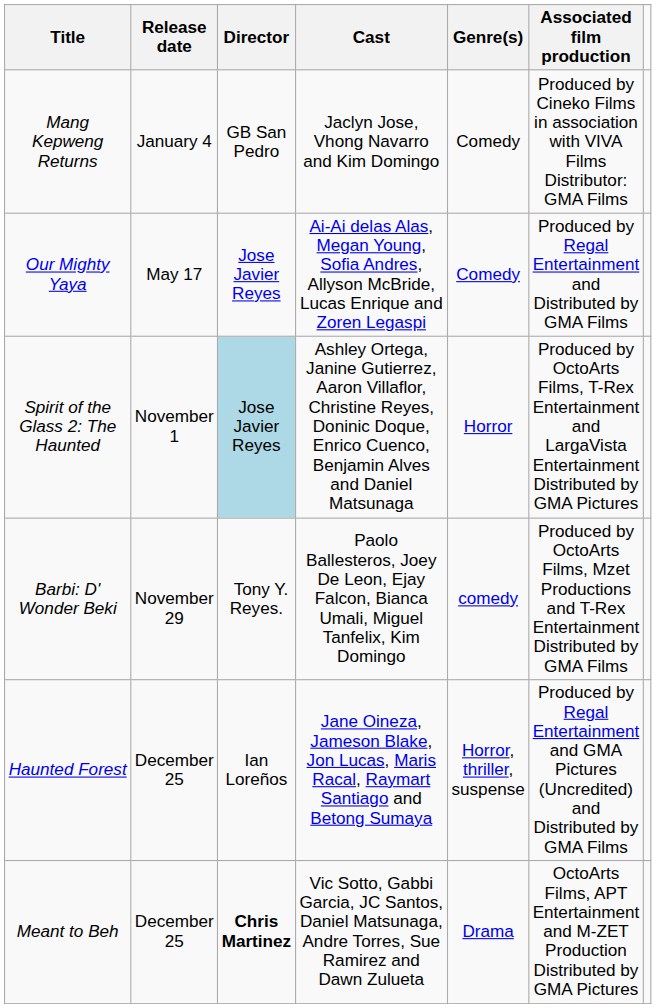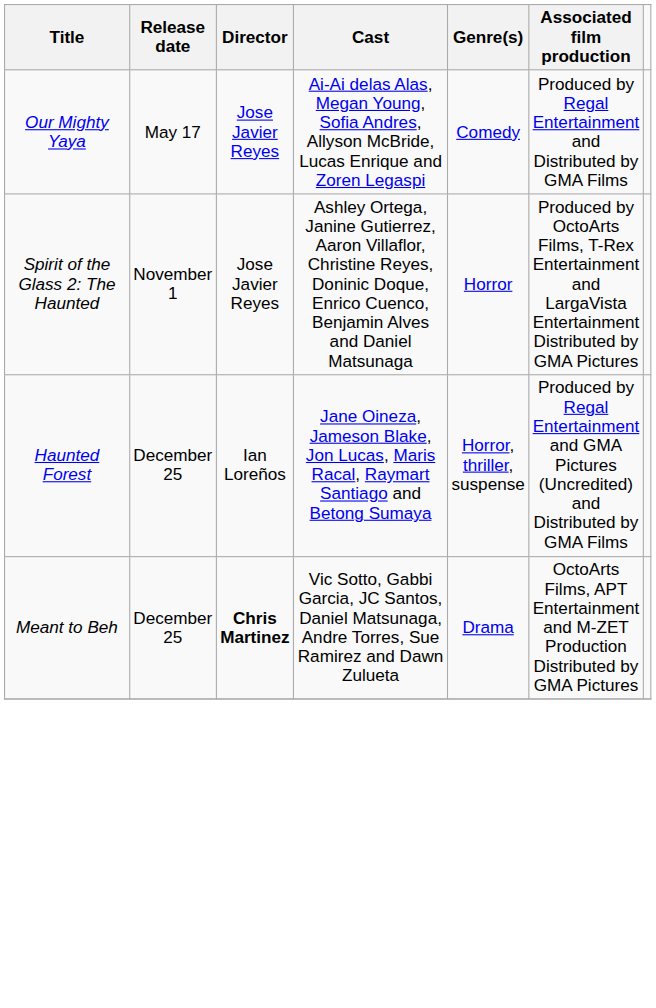- row: (68, 141)
(256, 426) lightblue background -> (255, 284) no background
- row: (68, 598)
